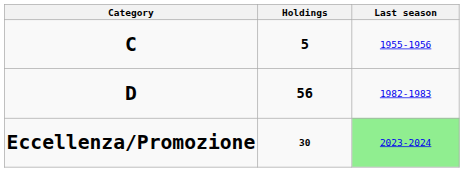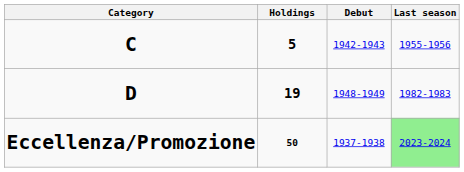+ column: (359, 12)
(305, 93) 56 -> (292, 93) 19
(305, 142) 30 -> (292, 142) 50
